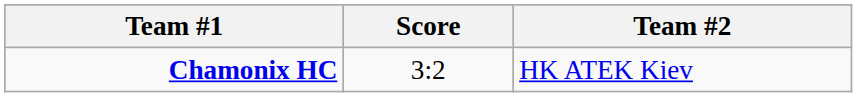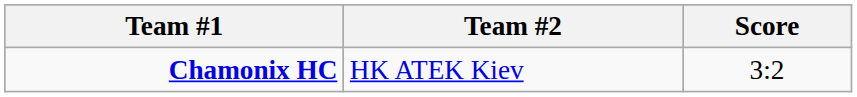columns swapped: (428, 26) <-> (682, 26)
